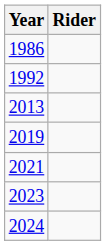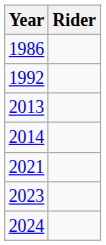+ row: (26, 137)
- row: (26, 137)
